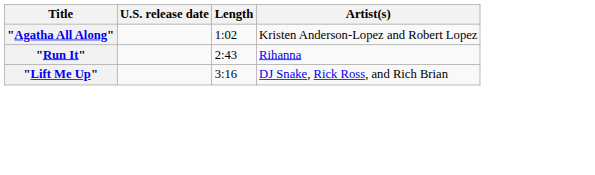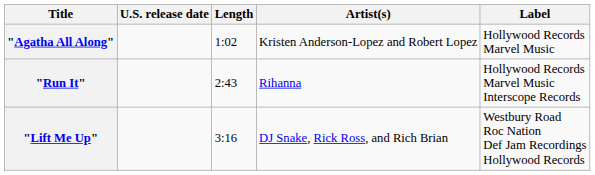+ column: (535, 14)
